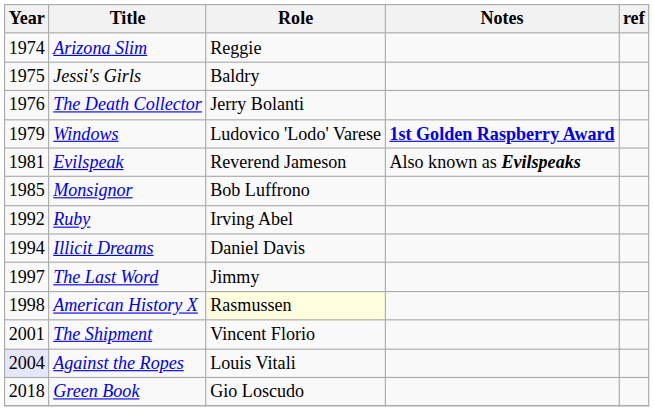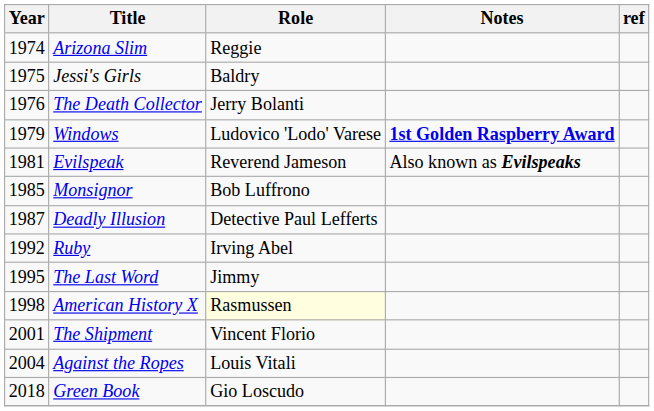+ row: (109, 219)
- row: (103, 248)
(27, 276) 1997 -> (27, 276) 1995
(27, 362) lavender background -> (27, 362) no background
